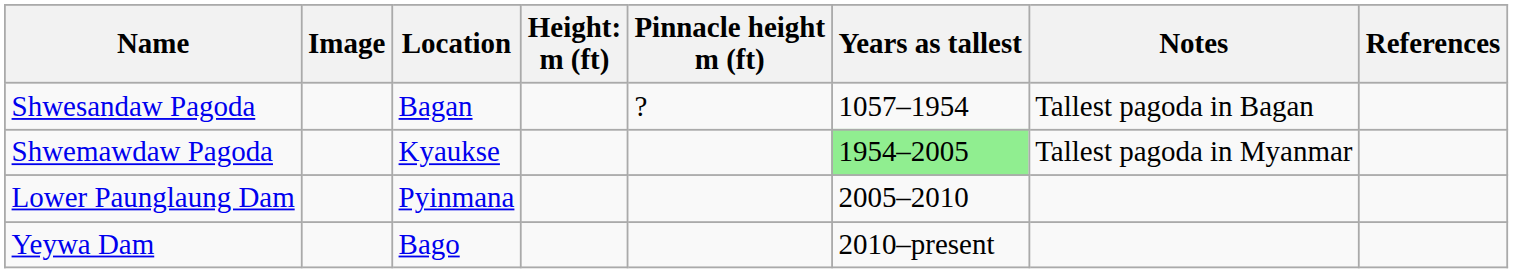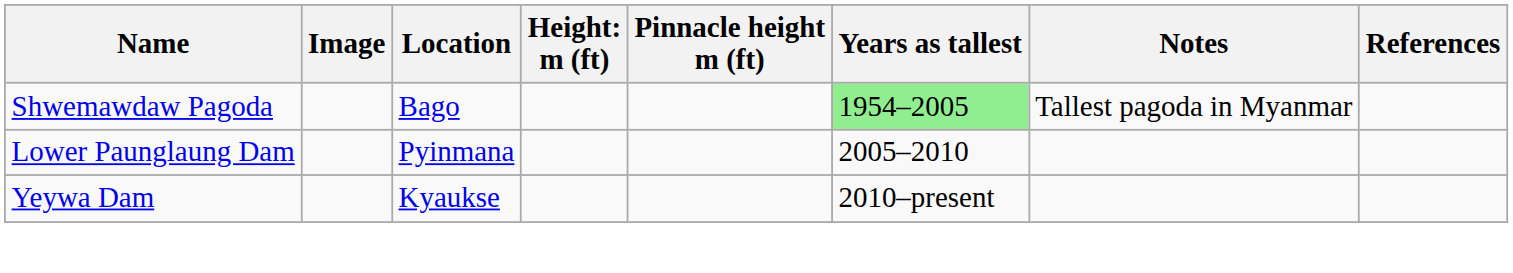- row: (133, 105)
(449, 151) Kyaukse -> (429, 105) Bago
(429, 243) Bago -> (449, 197) Kyaukse
